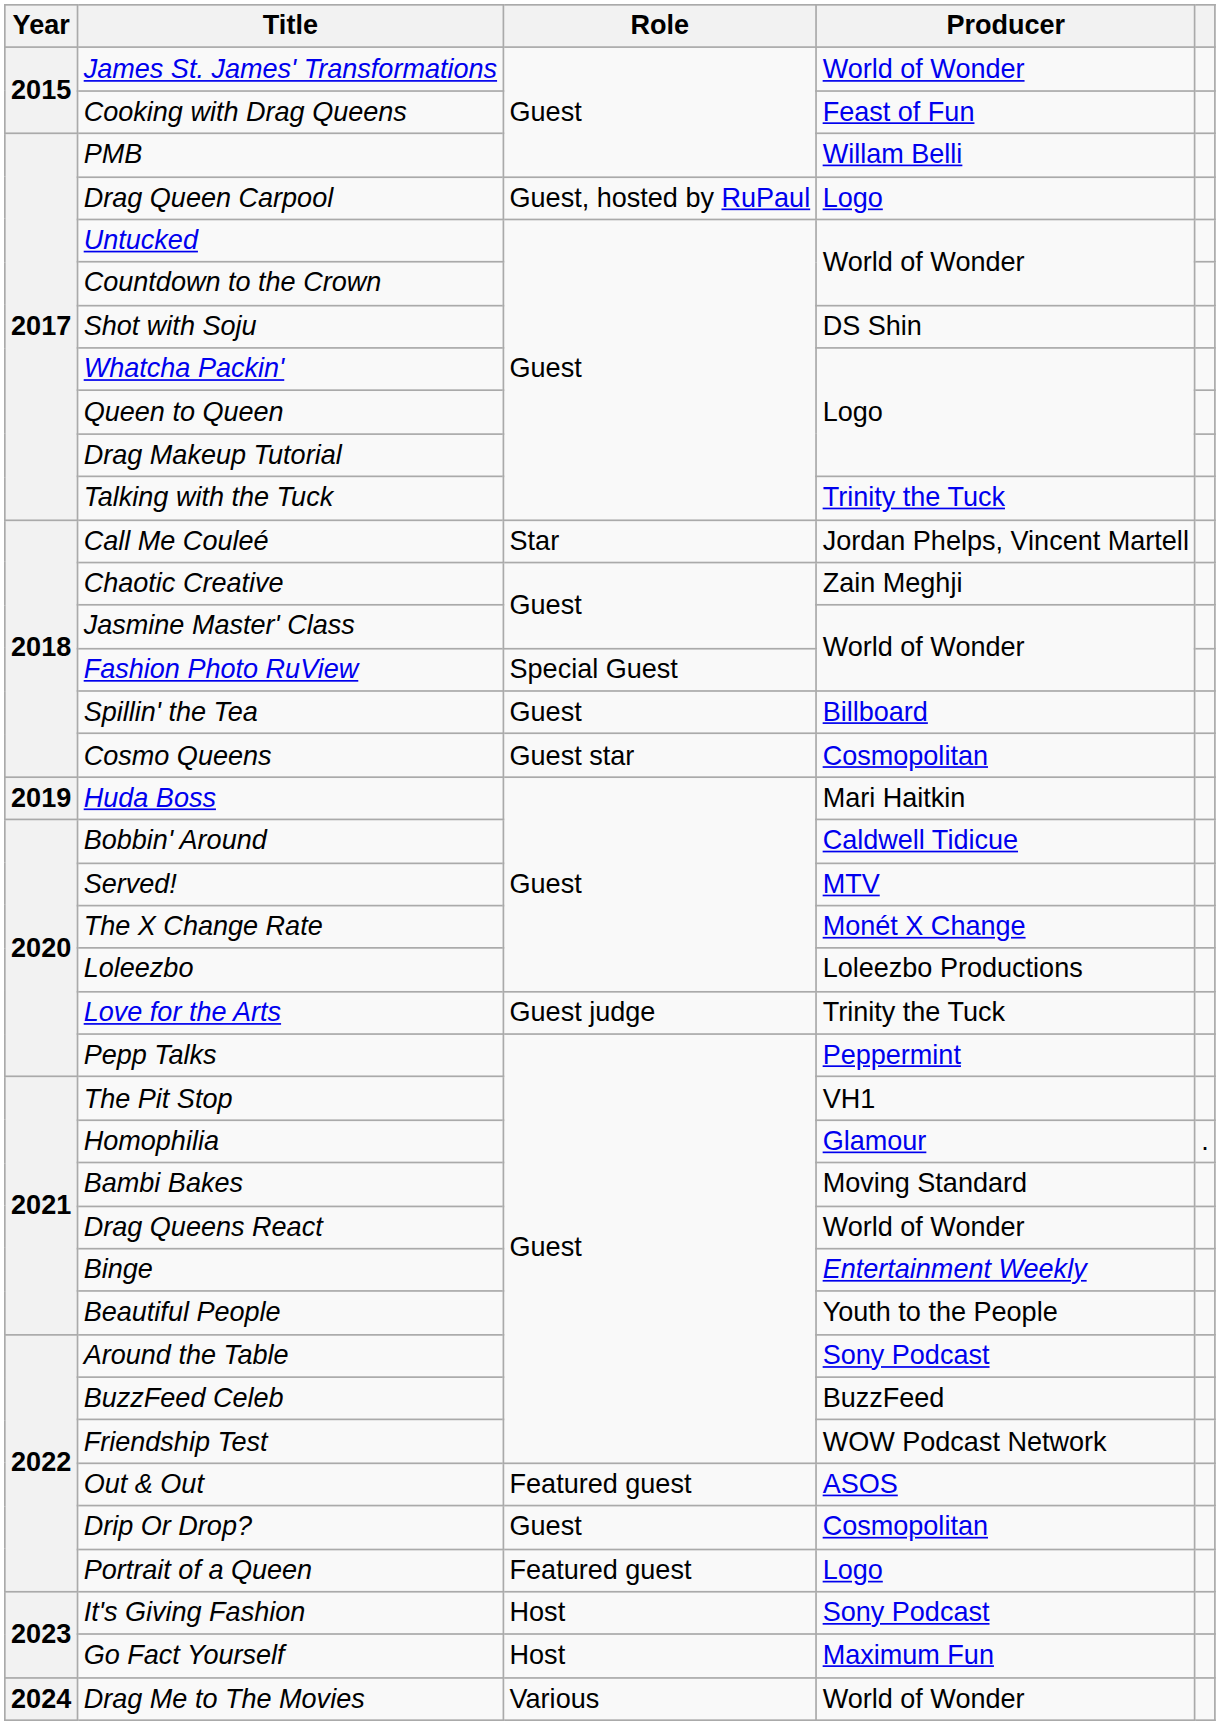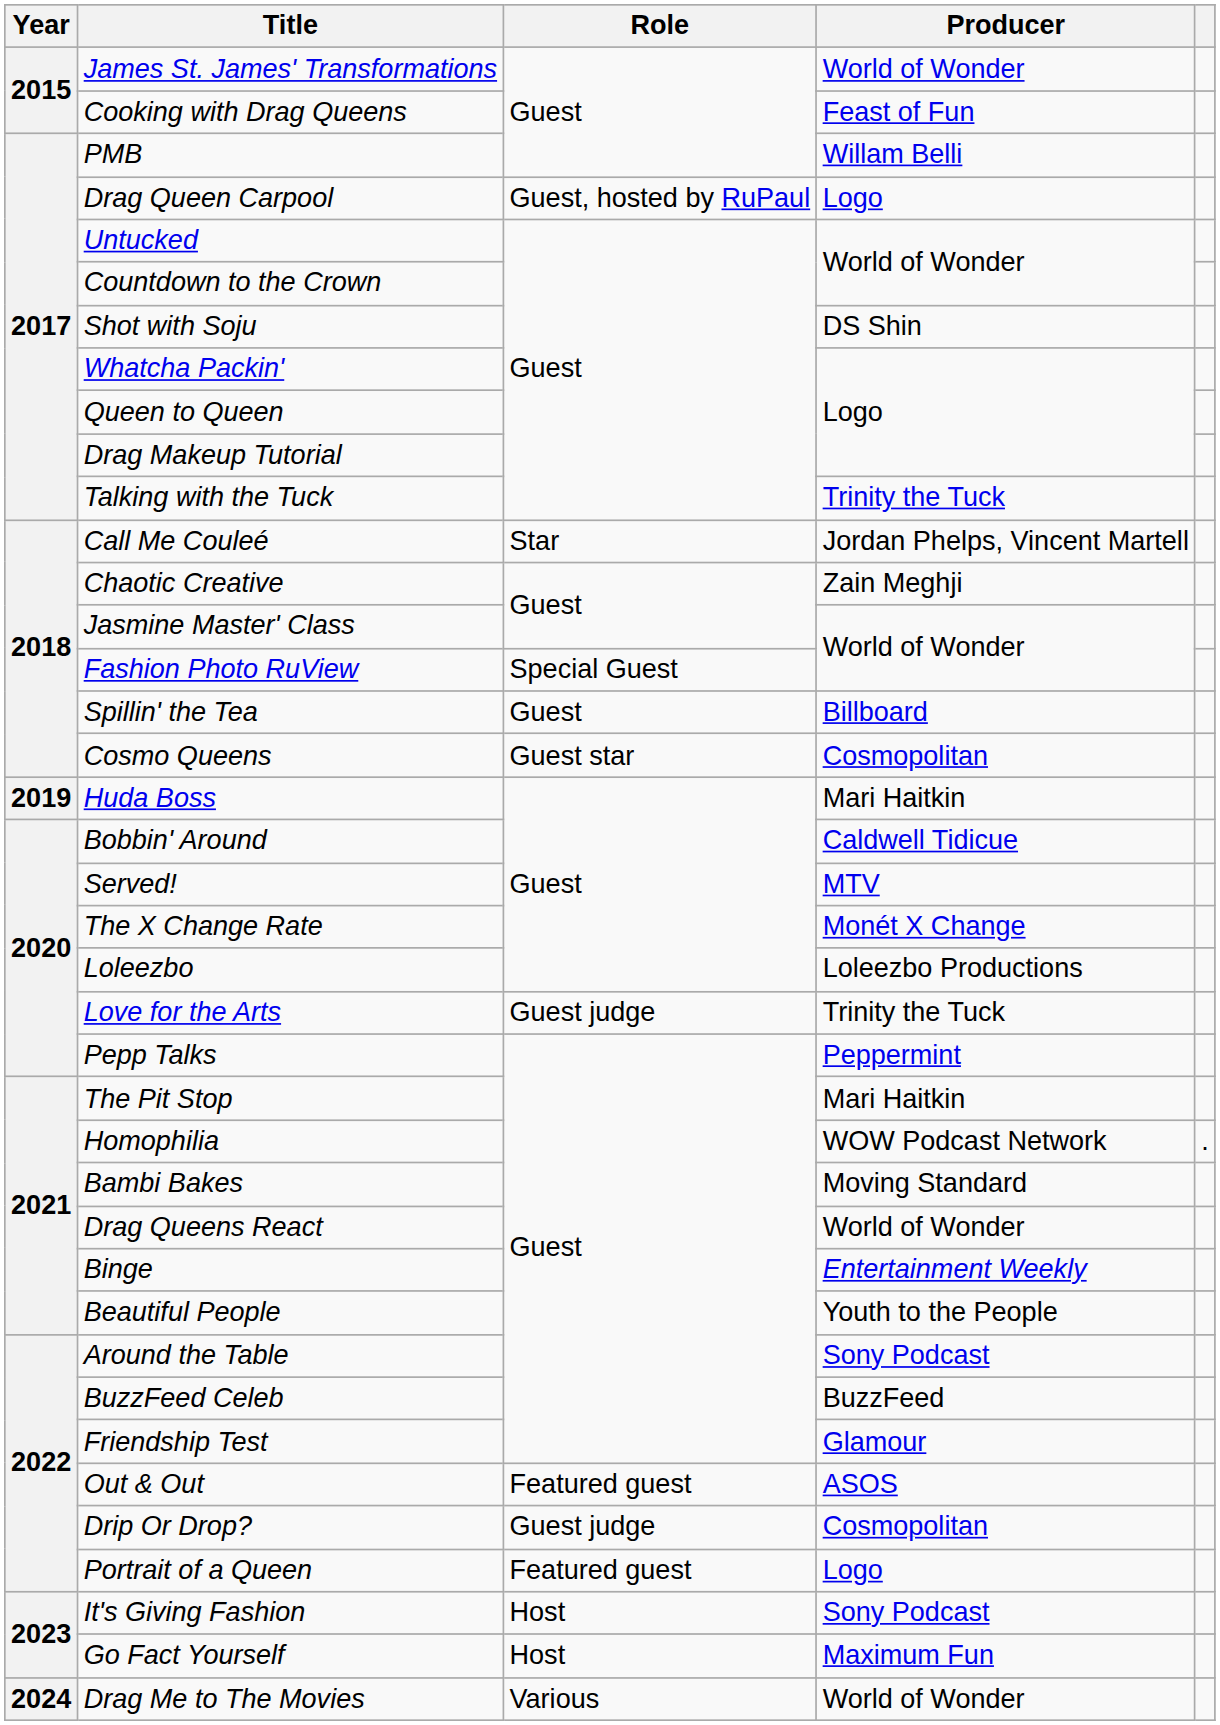(849, 1098) VH1 -> (894, 1098) Mari Haitkin
(874, 1140) Glamour -> (965, 1140) WOW Podcast Network
(965, 1441) WOW Podcast Network -> (874, 1441) Glamour
(546, 1526) Guest -> (582, 1526) Guest judge
